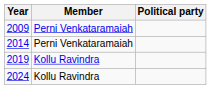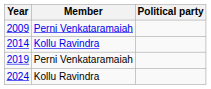(83, 44) Perni Venkataramaiah -> (66, 44) Kollu Ravindra
(66, 60) Kollu Ravindra -> (83, 60) Perni Venkataramaiah
